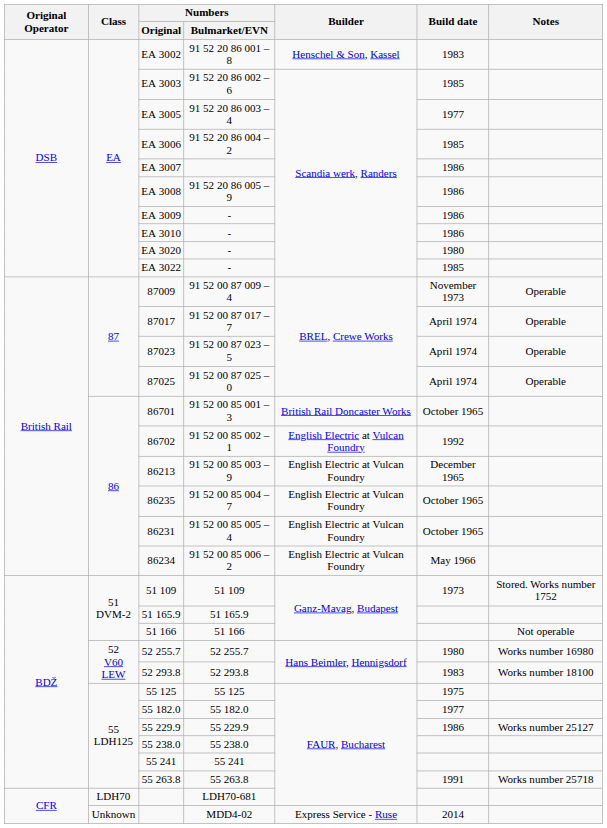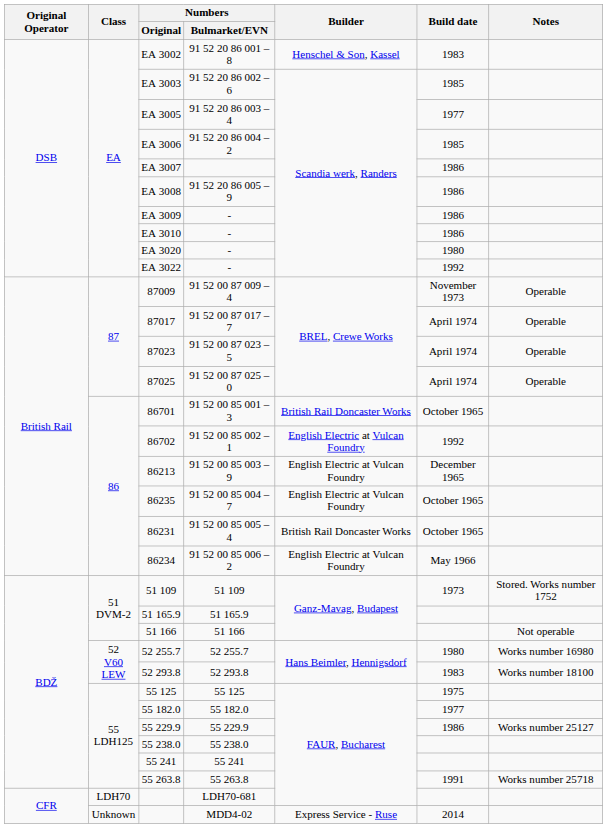(453, 267) 1985 -> (453, 267) 1992
(346, 531) English Electric at Vulcan Foundry -> (346, 531) British Rail Doncaster Works
